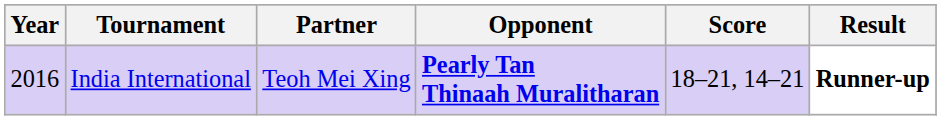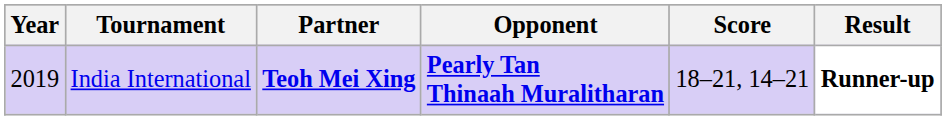(35, 79) 2016 -> (35, 79) 2019
(336, 79) normal -> (339, 79) bold
